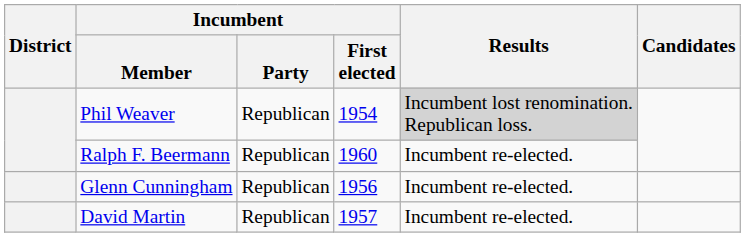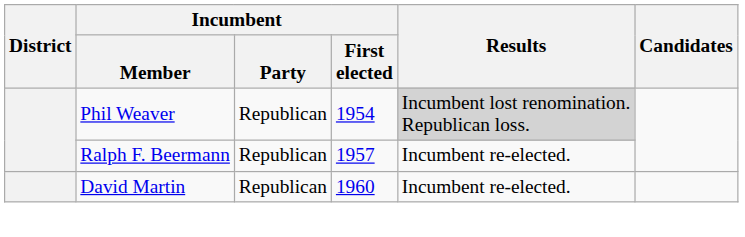(358, 155) 1960 -> (355, 155) 1957
- row: (156, 186)
(358, 216) 1957 -> (355, 186) 1960
